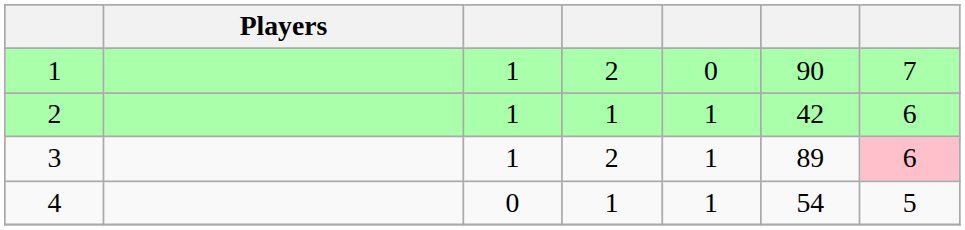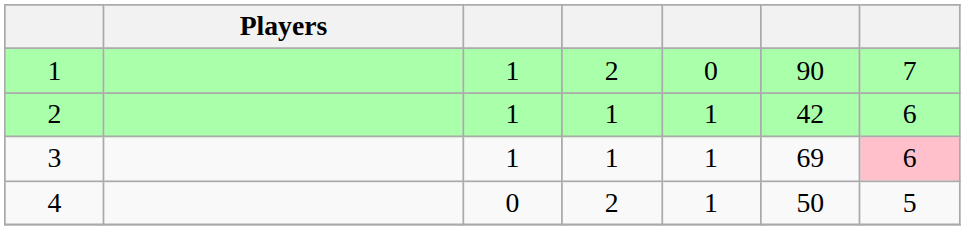(612, 158) 2 -> (612, 158) 1
(810, 158) 89 -> (810, 158) 69
(612, 202) 1 -> (612, 202) 2
(810, 202) 54 -> (810, 202) 50
